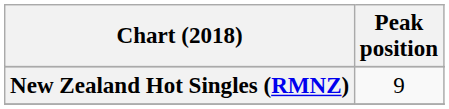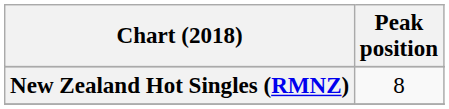(399, 85) 9 -> (399, 85) 8
